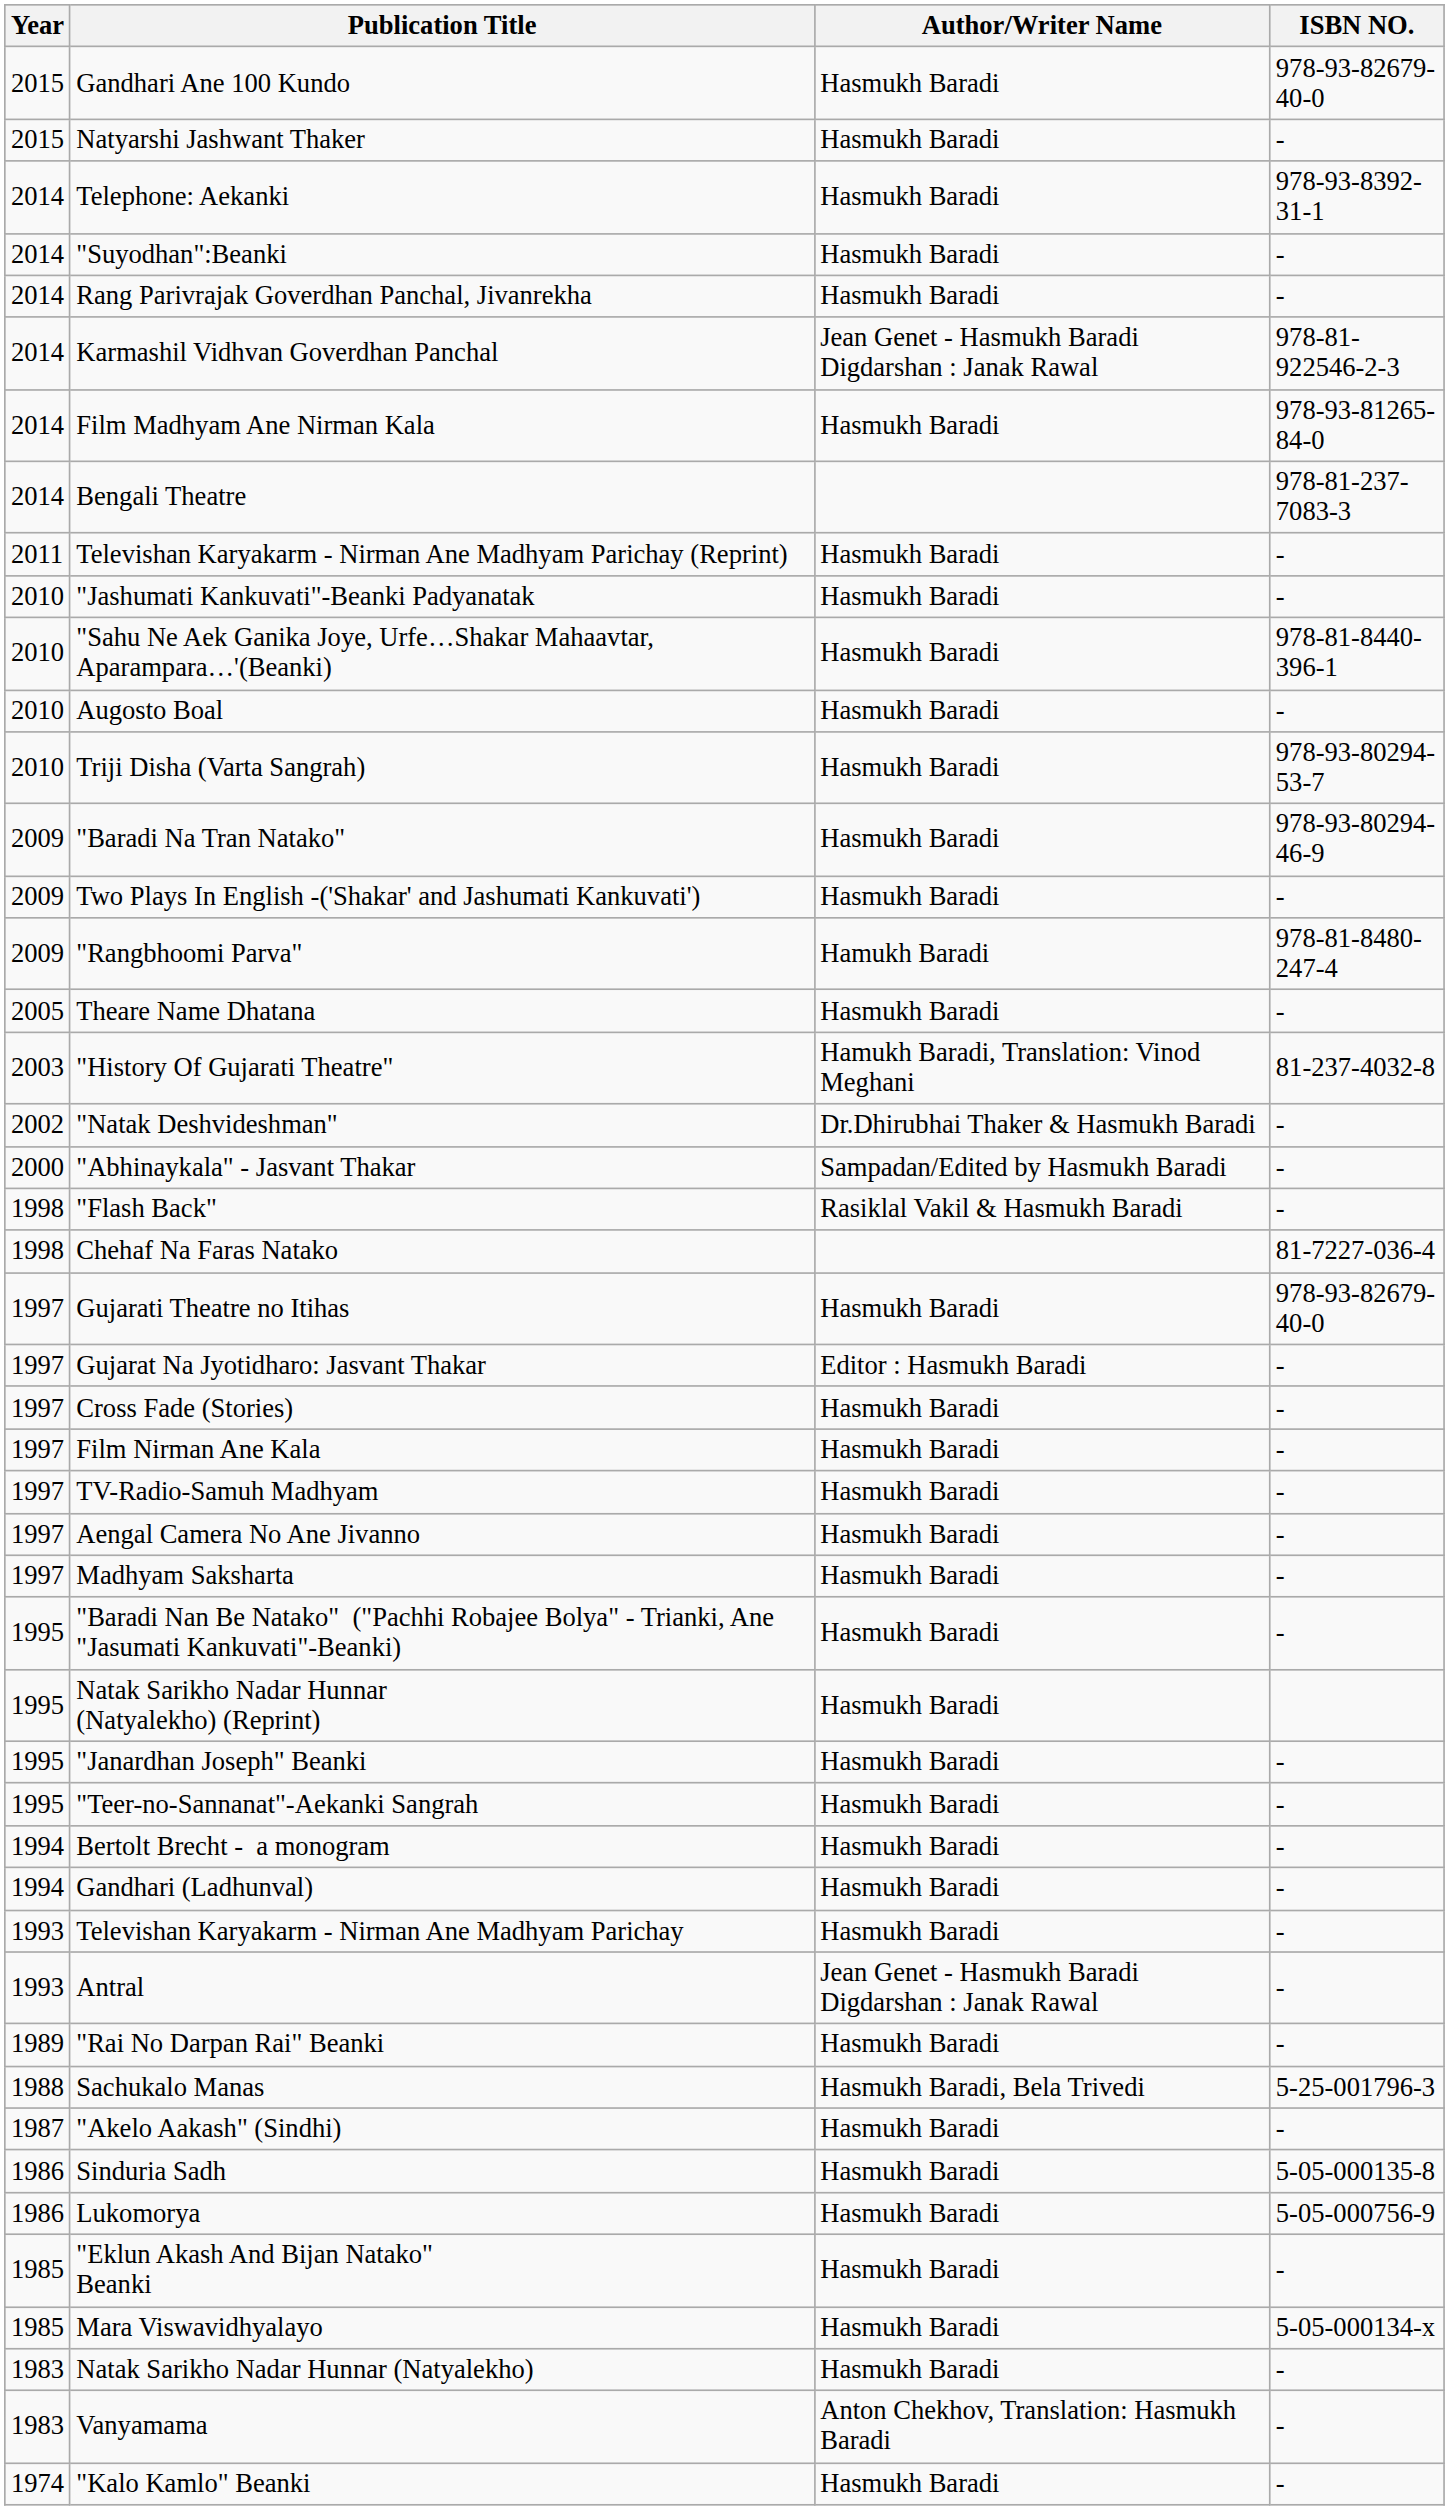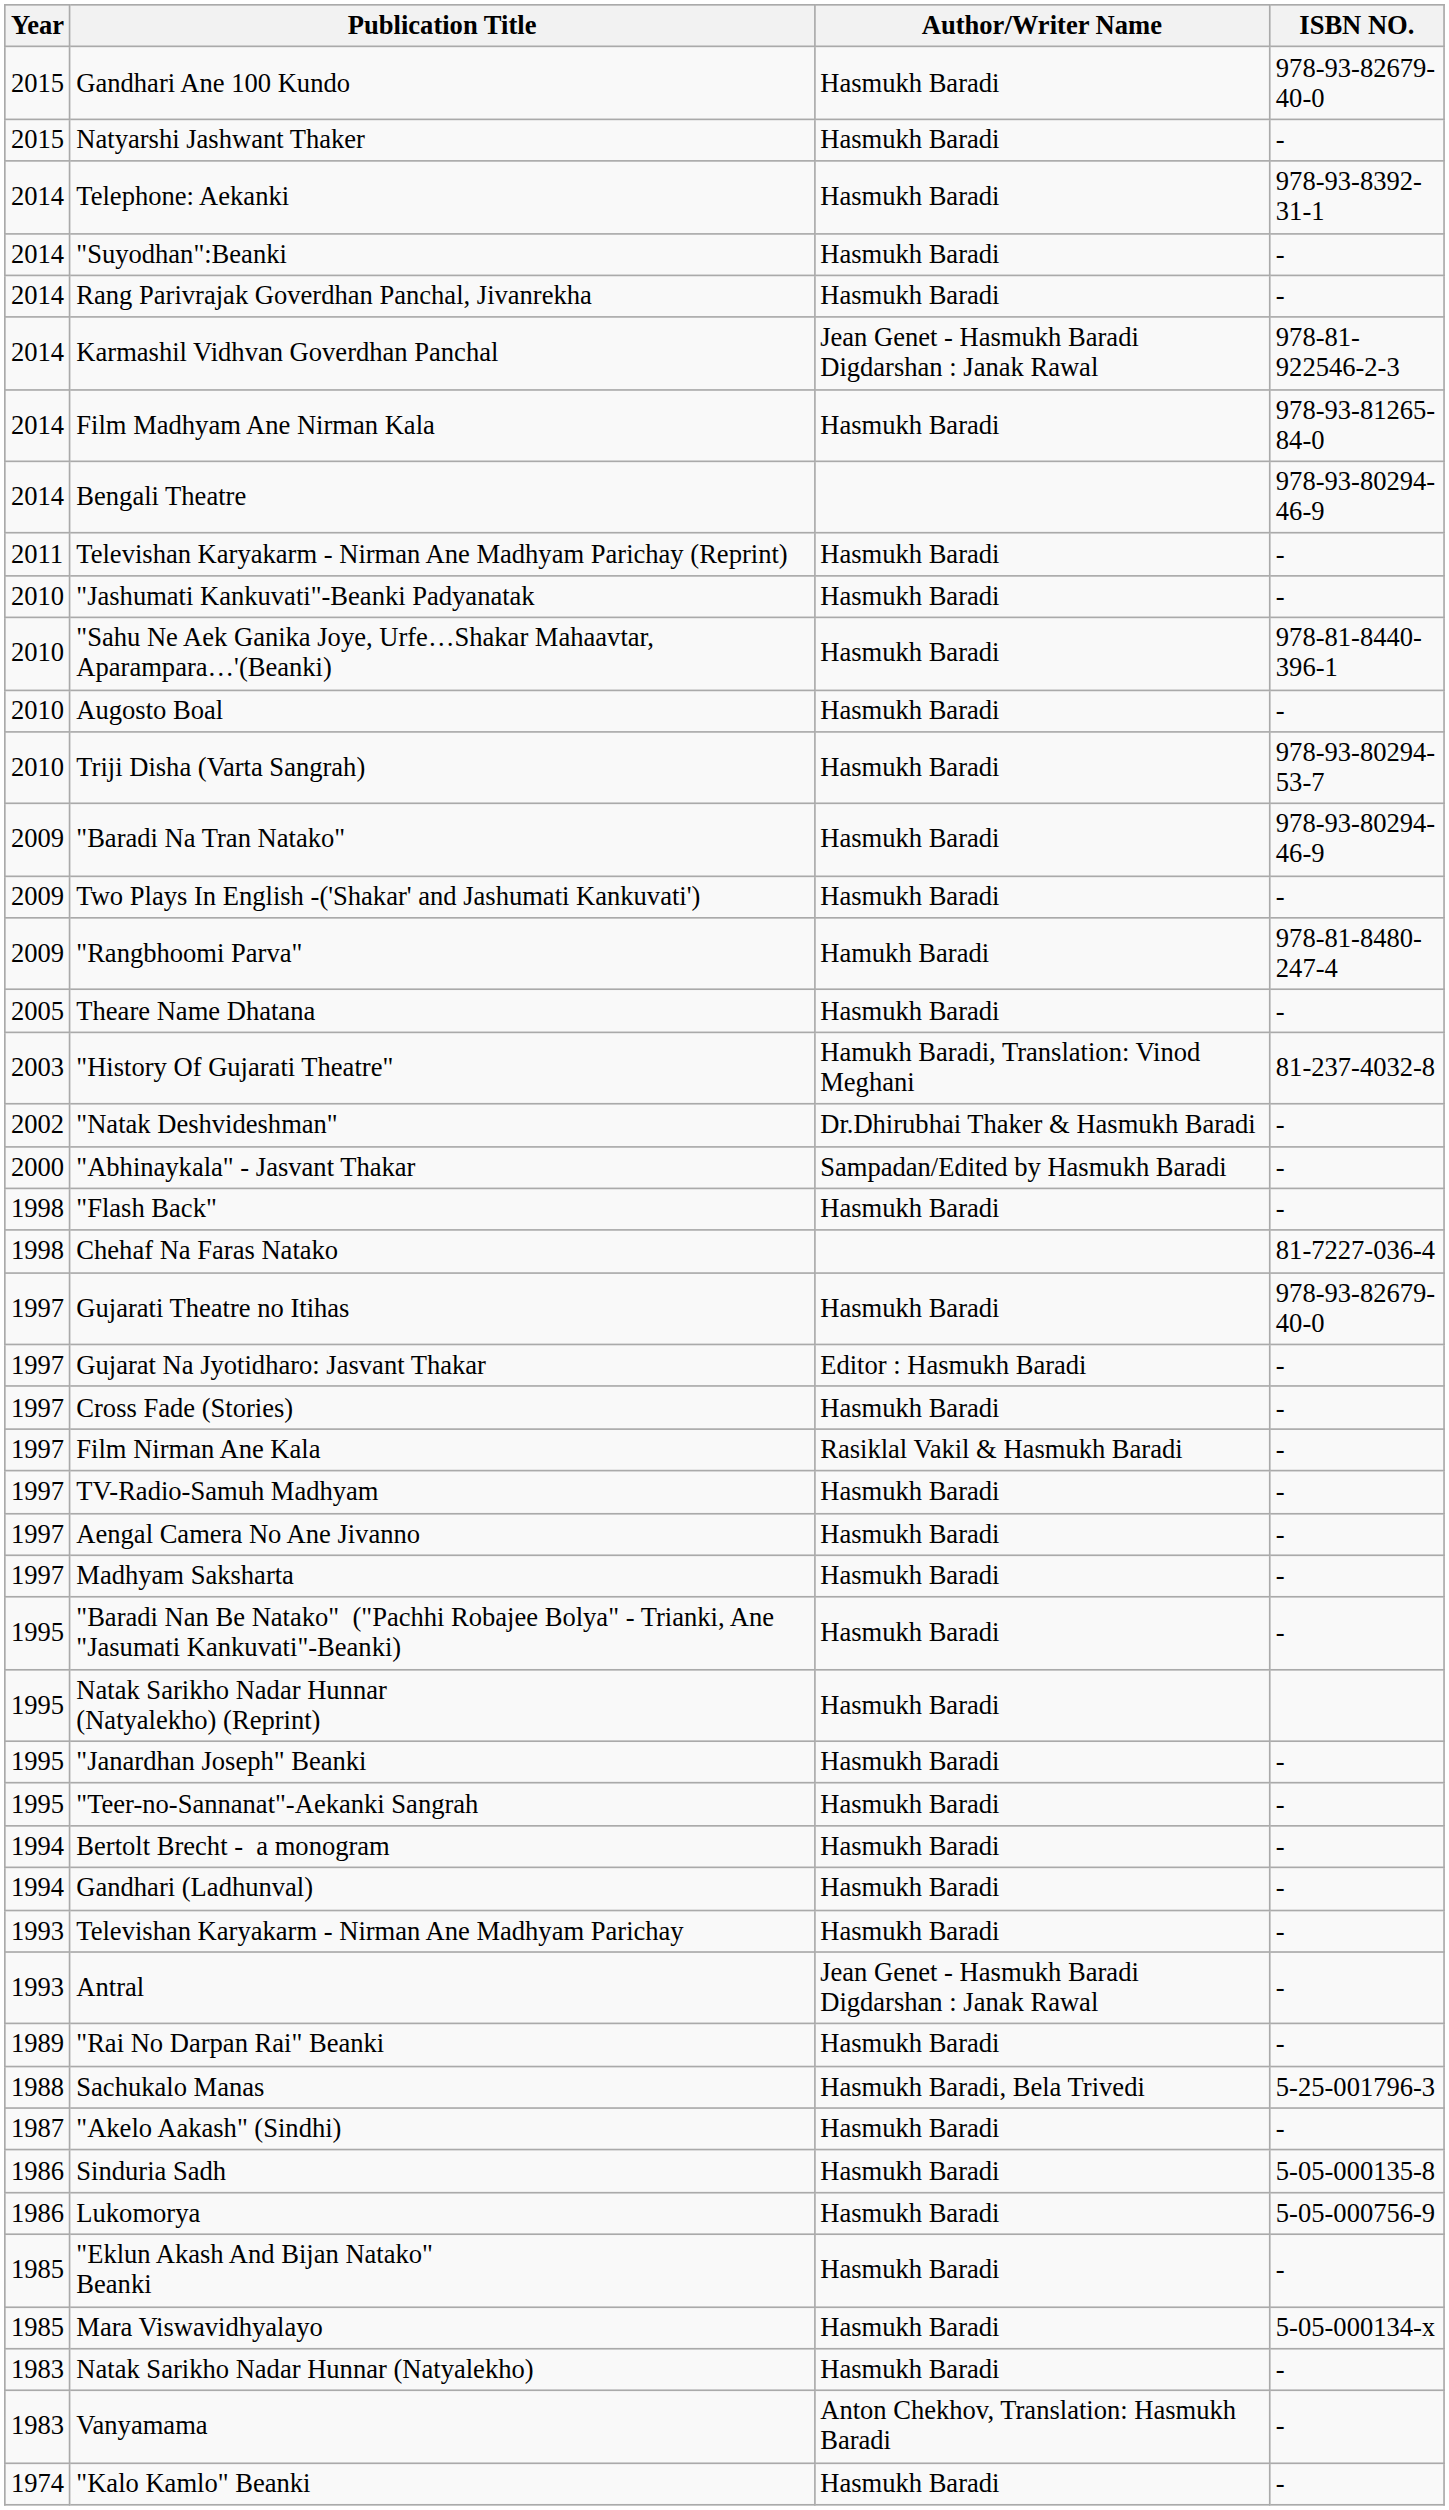(1342, 497) 978-81-237-7083-3 -> (1355, 497) 978-93-80294-46-9
(1001, 1208) Rasiklal Vakil & Hasmukh Baradi -> (910, 1208) Hasmukh Baradi
(910, 1449) Hasmukh Baradi -> (1001, 1449) Rasiklal Vakil & Hasmukh Baradi
